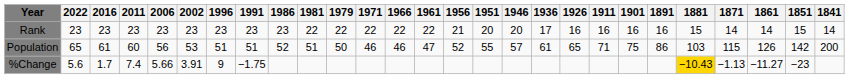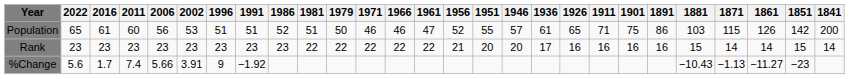rows swapped: (33, 47) <-> (33, 30)
(252, 64) −1.75 -> (252, 64) −1.92
(696, 64) gold background -> (696, 64) no background
